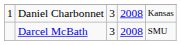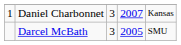(132, 13) 2008 -> (132, 13) 2007
(132, 31) 2008 -> (132, 31) 2005
